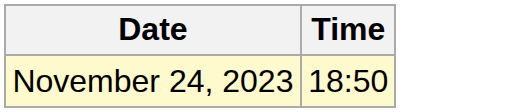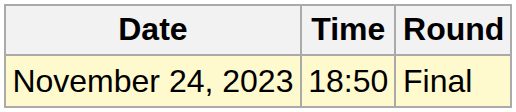+ column: (454, 29)
